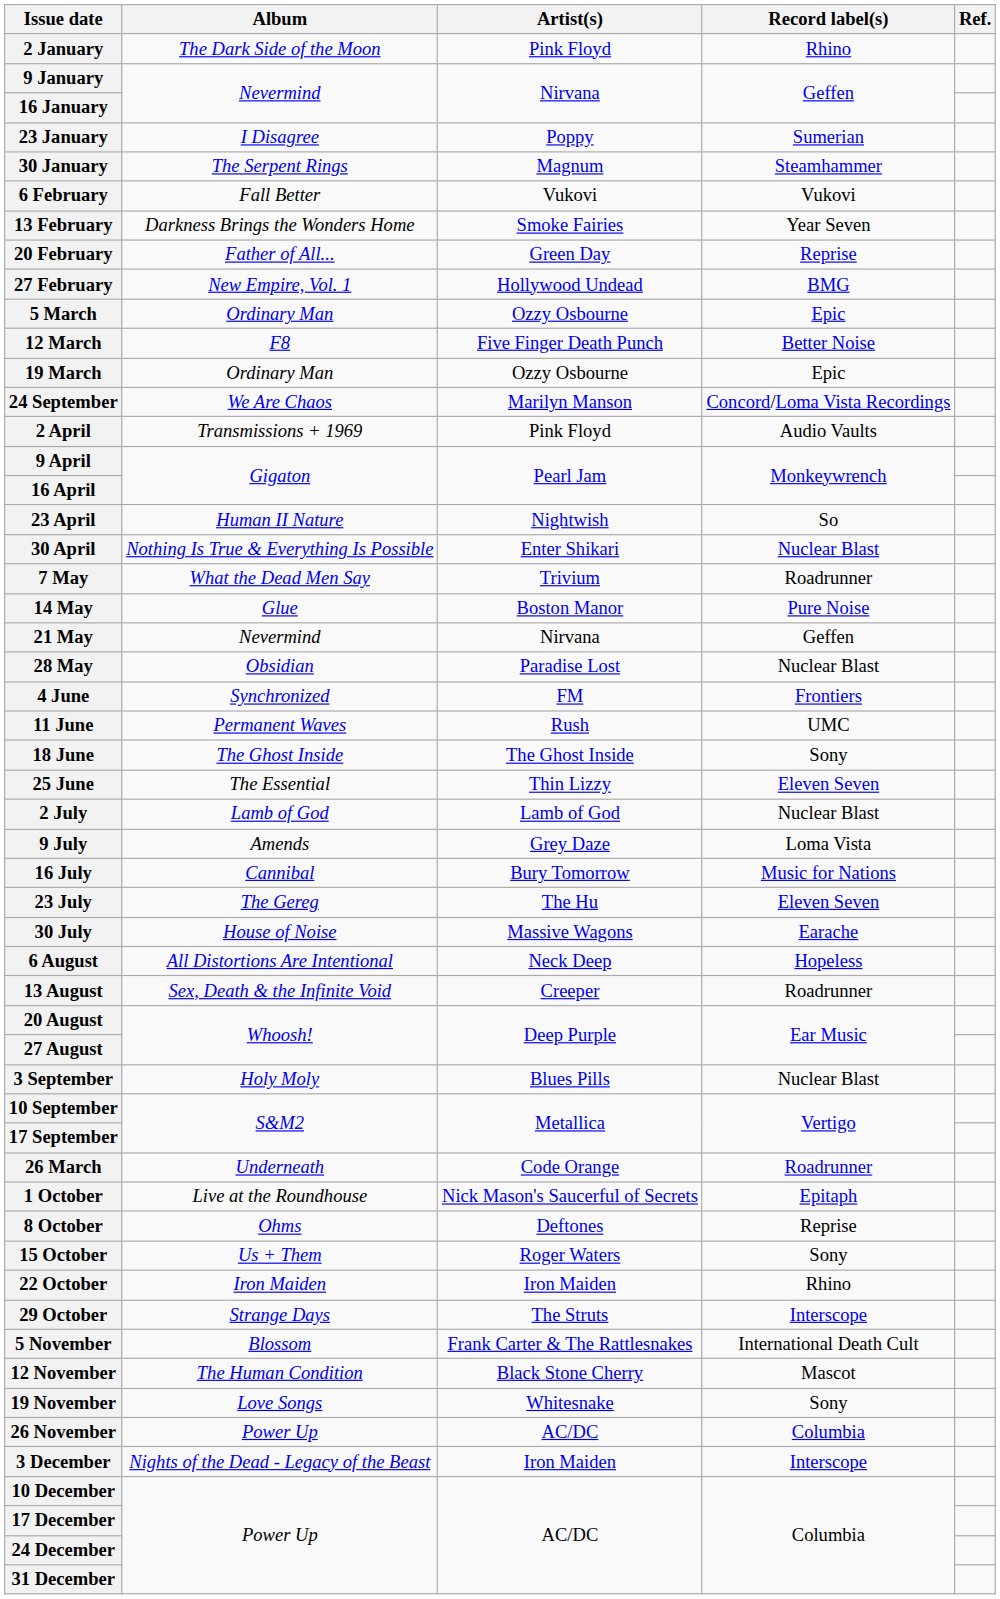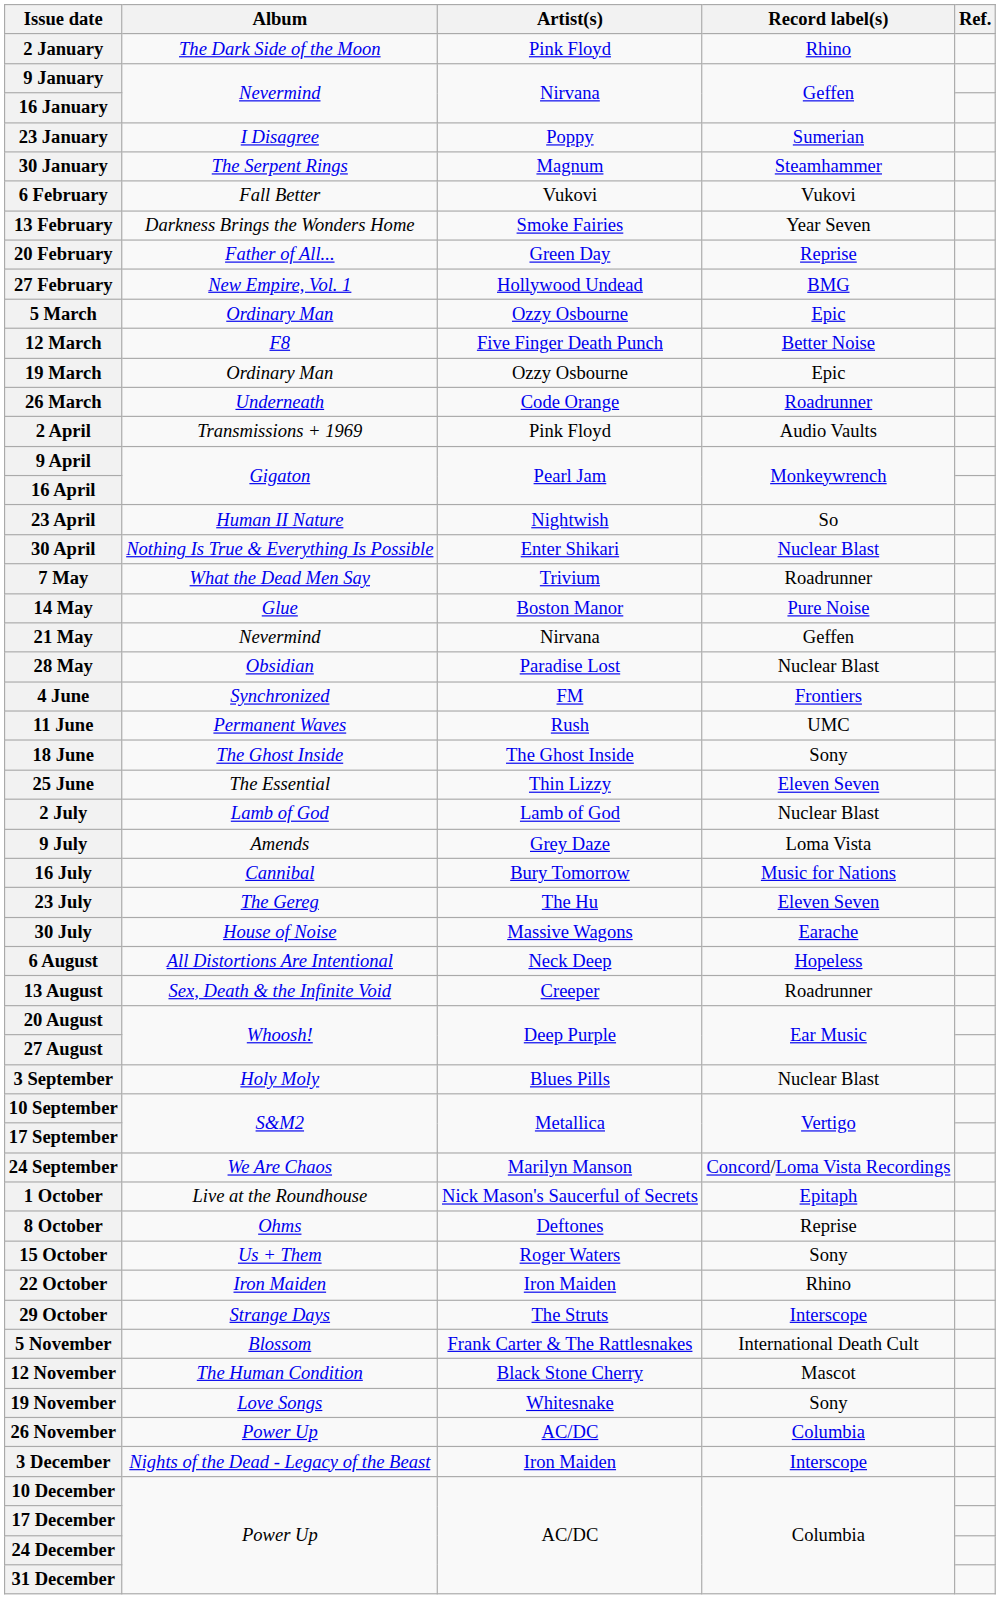rows swapped: (63, 1167) <-> (63, 401)
